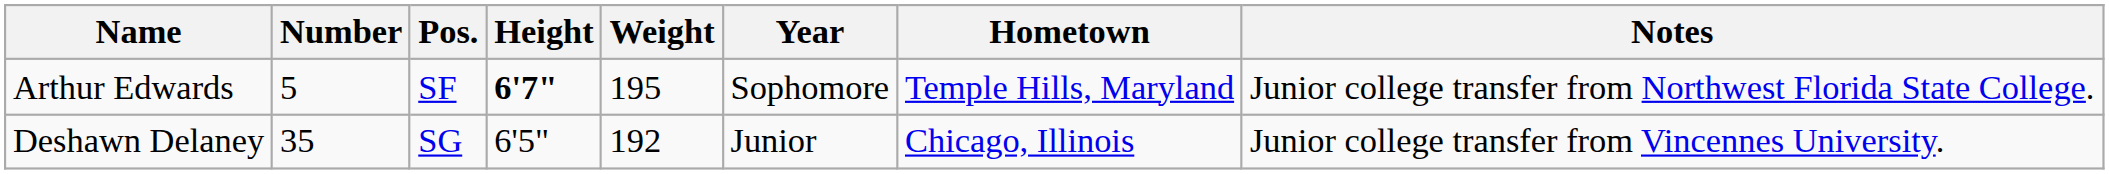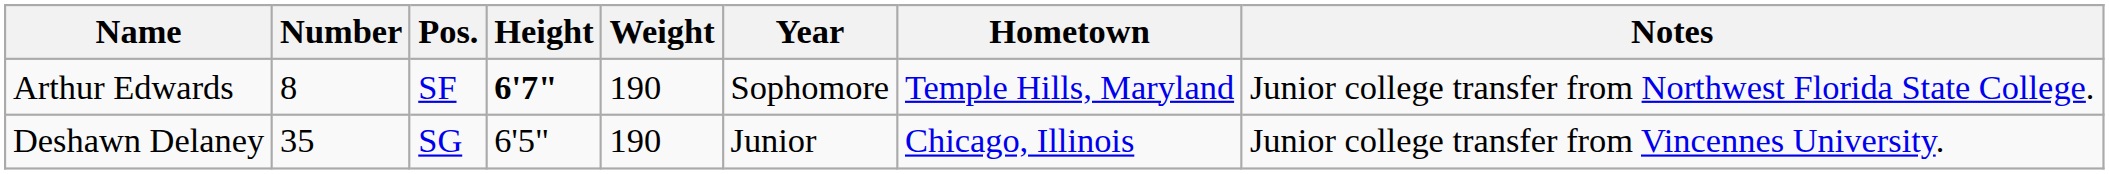(289, 86) 5 -> (289, 86) 8
(635, 86) 195 -> (635, 86) 190
(635, 140) 192 -> (635, 140) 190
